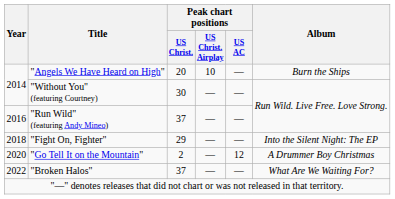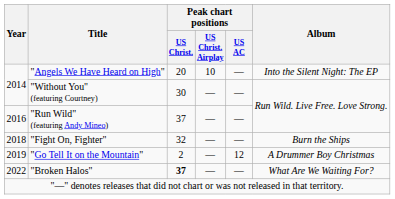(321, 71) Burn the Ships -> (321, 71) Into the Silent Night: The EP
(181, 140) 29 -> (181, 140) 32
(321, 140) Into the Silent Night: The EP -> (321, 140) Burn the Ships
(16, 155) 2020 -> (16, 155) 2019
(181, 171) normal -> (181, 171) bold
